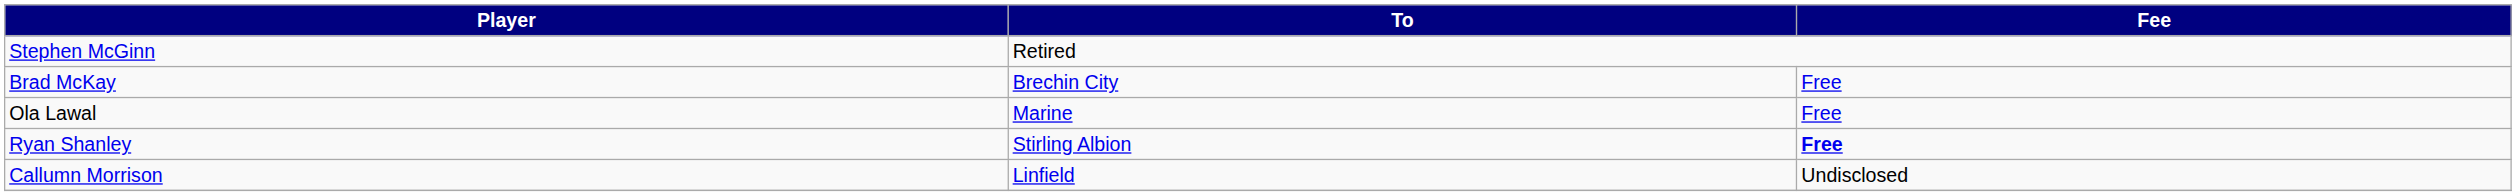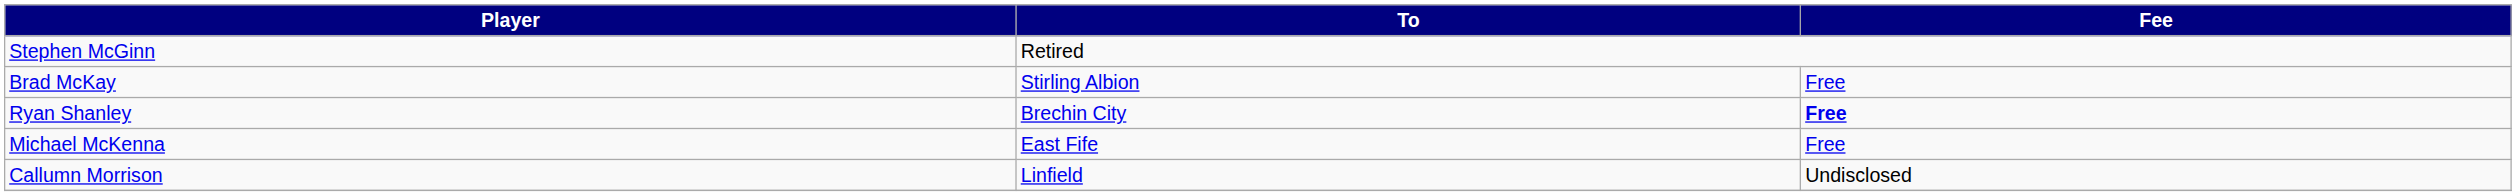(1065, 82) Brechin City -> (1080, 82) Stirling Albion
- row: (53, 113)
(1072, 145) Stirling Albion -> (1074, 113) Brechin City
+ row: (87, 145)
